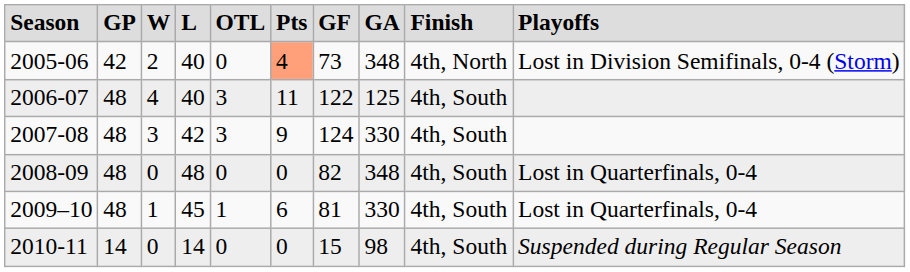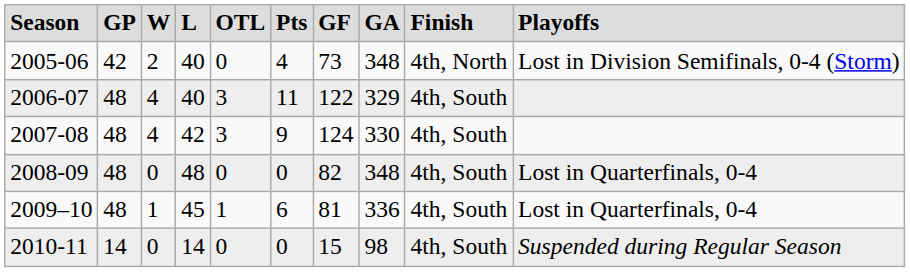(282, 60) lightsalmon background -> (282, 60) no background
(382, 97) 125 -> (382, 97) 329
(153, 135) 3 -> (153, 135) 4
(382, 209) 330 -> (382, 209) 336
